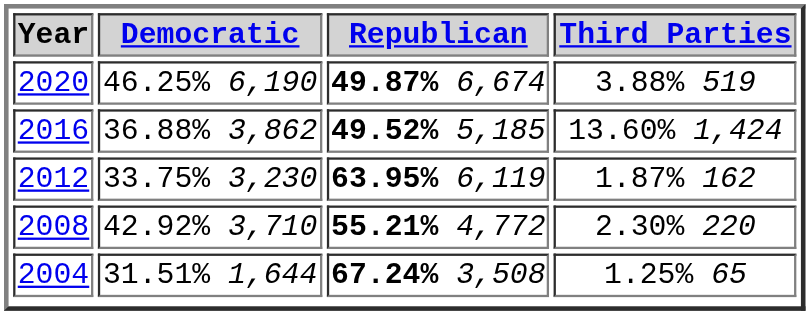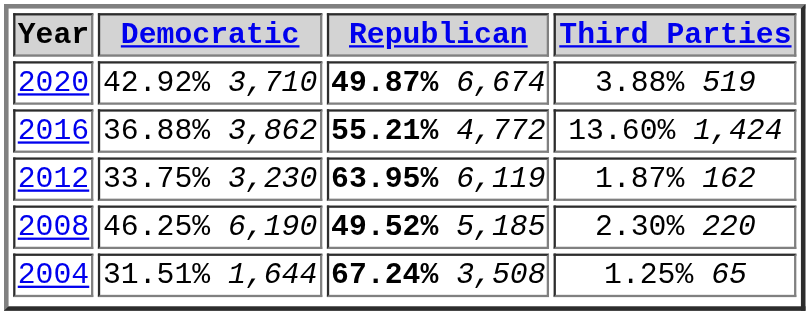(210, 83) 46.25% 6,190 -> (210, 83) 42.92% 3,710
(438, 131) 49.52% 5,185 -> (438, 131) 55.21% 4,772
(210, 227) 42.92% 3,710 -> (210, 227) 46.25% 6,190
(438, 227) 55.21% 4,772 -> (438, 227) 49.52% 5,185
